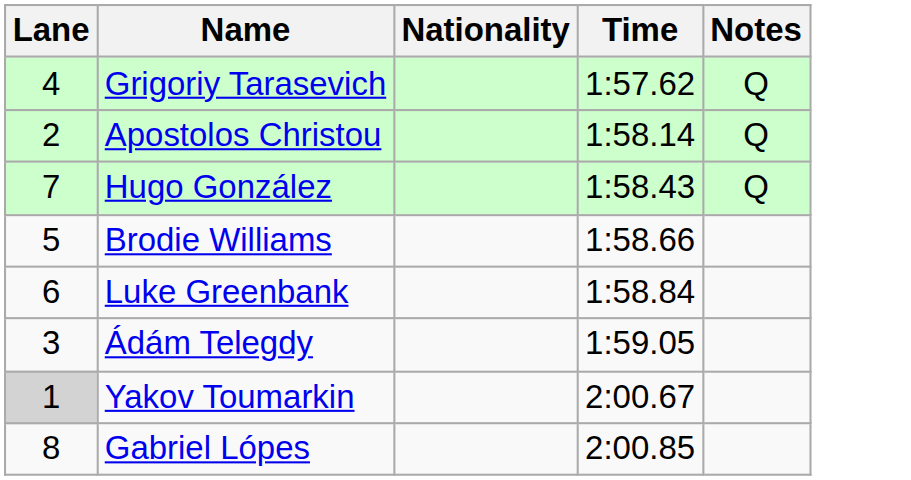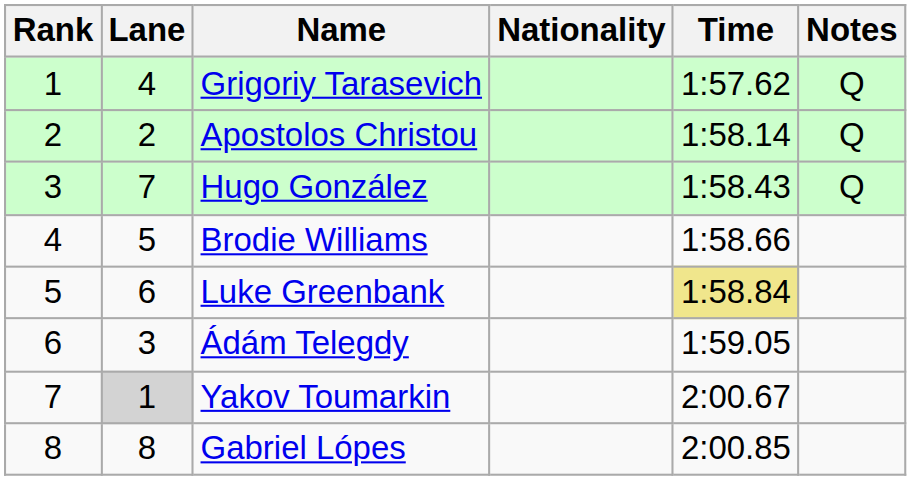+ column: (53, 30)
(640, 291) no background -> (736, 291) khaki background
